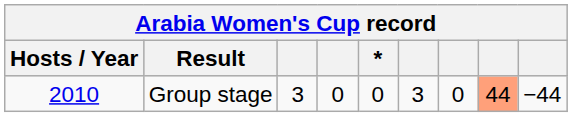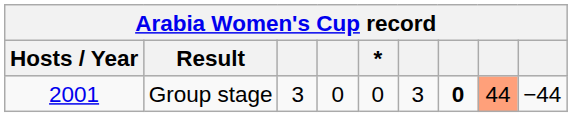(74, 94) 2010 -> (74, 94) 2001
(458, 94) normal -> (458, 94) bold
